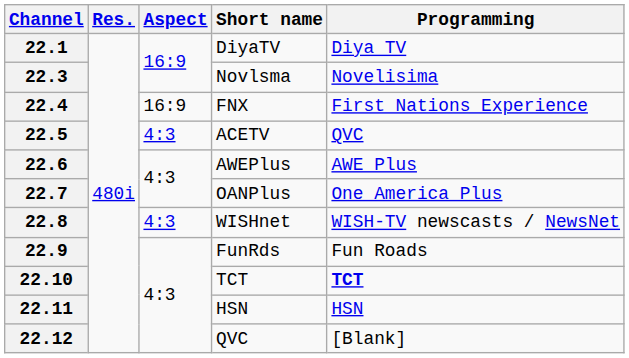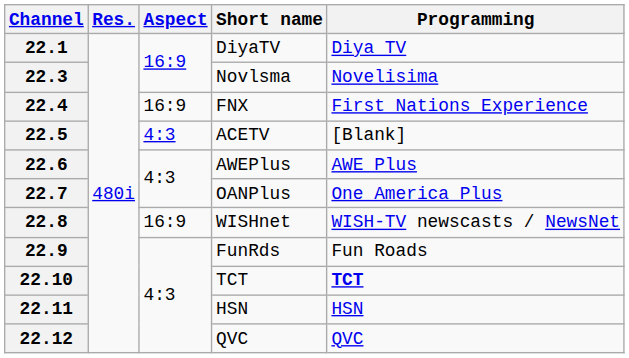(347, 135) QVC -> (369, 135) [Blank]
(159, 222) 4:3 -> (165, 222) 16:9
(369, 338) [Blank] -> (347, 338) QVC
